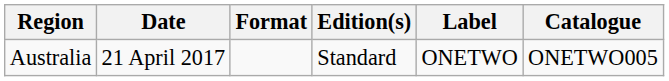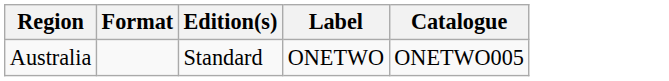- column: (163, 22)
